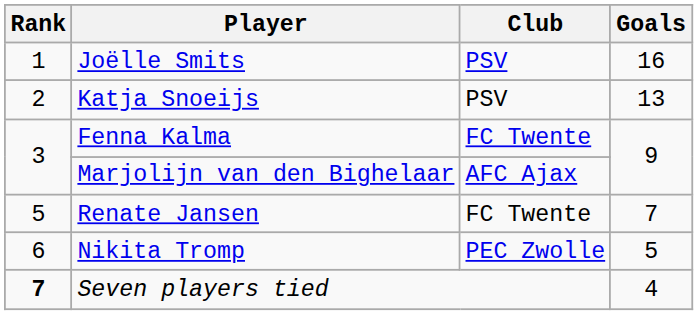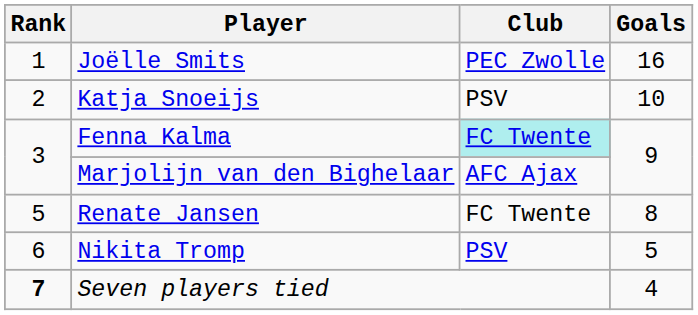(486, 62) PSV -> (535, 62) PEC Zwolle
(651, 100) 13 -> (651, 100) 10
(528, 138) no background -> (528, 138) paleturquoise background
(651, 213) 7 -> (651, 213) 8
(535, 251) PEC Zwolle -> (486, 251) PSV
